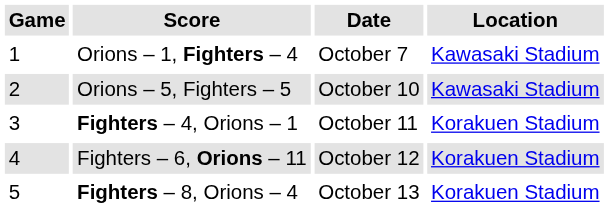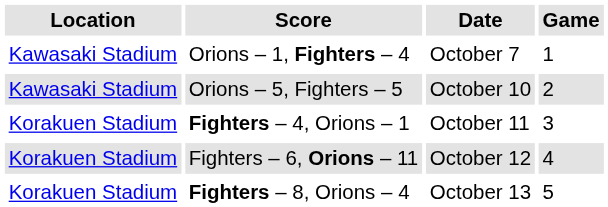columns swapped: (37, 20) <-> (515, 20)
